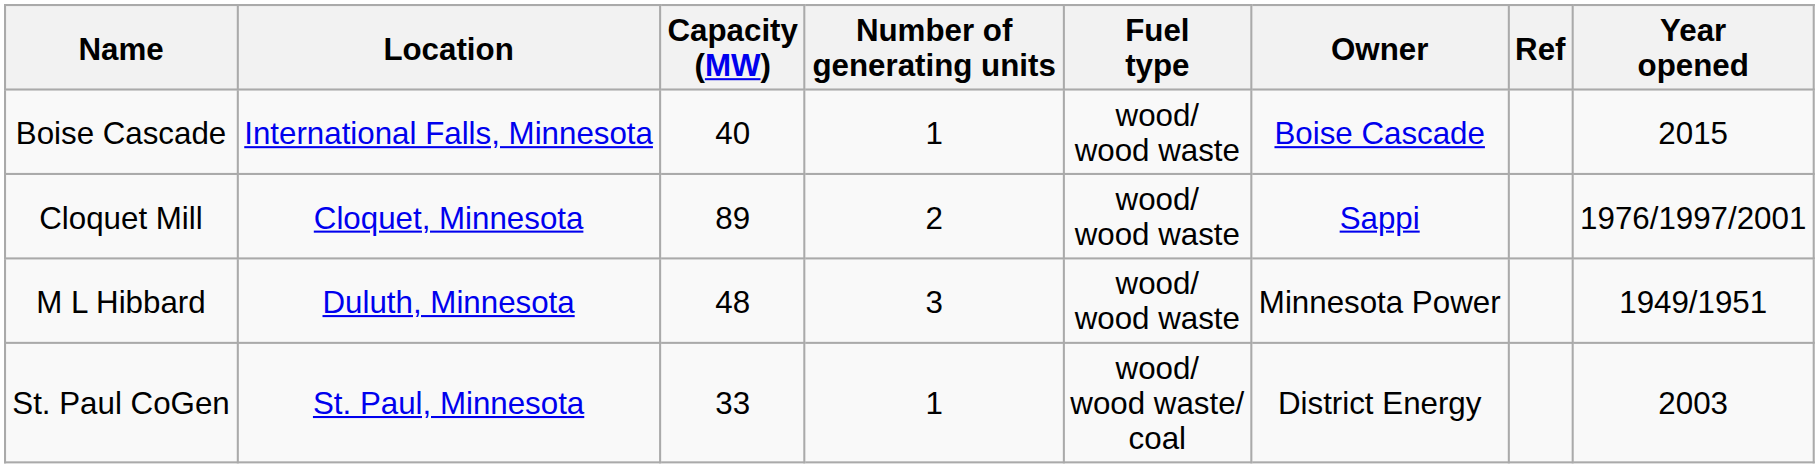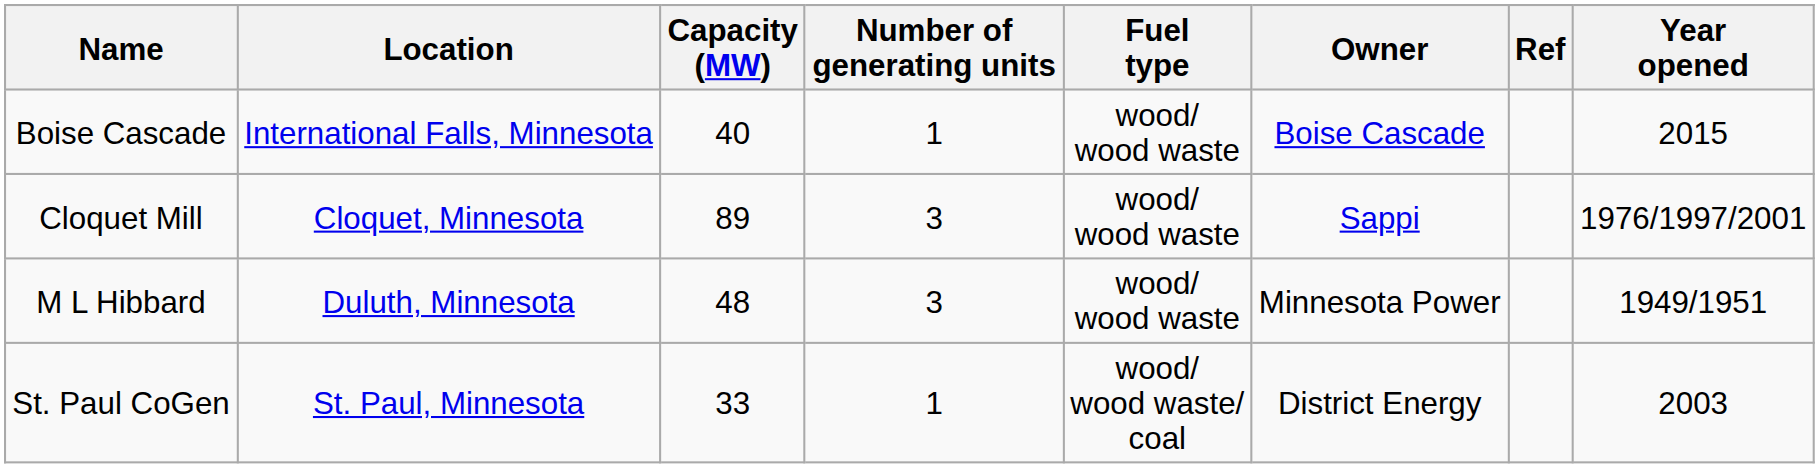(934, 217) 2 -> (934, 217) 3
